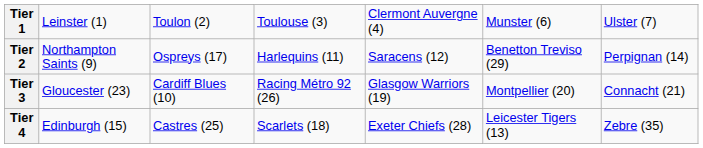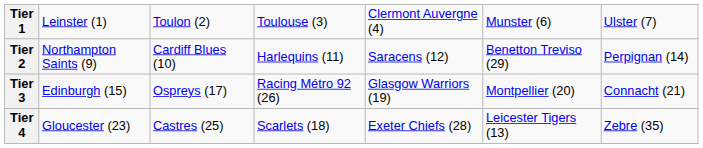(190, 56) Ospreys (17) -> (190, 56) Cardiff Blues (10)
(86, 91) Gloucester (23) -> (84, 91) Edinburgh (15)
(190, 91) Cardiff Blues (10) -> (190, 91) Ospreys (17)
(84, 125) Edinburgh (15) -> (86, 125) Gloucester (23)
